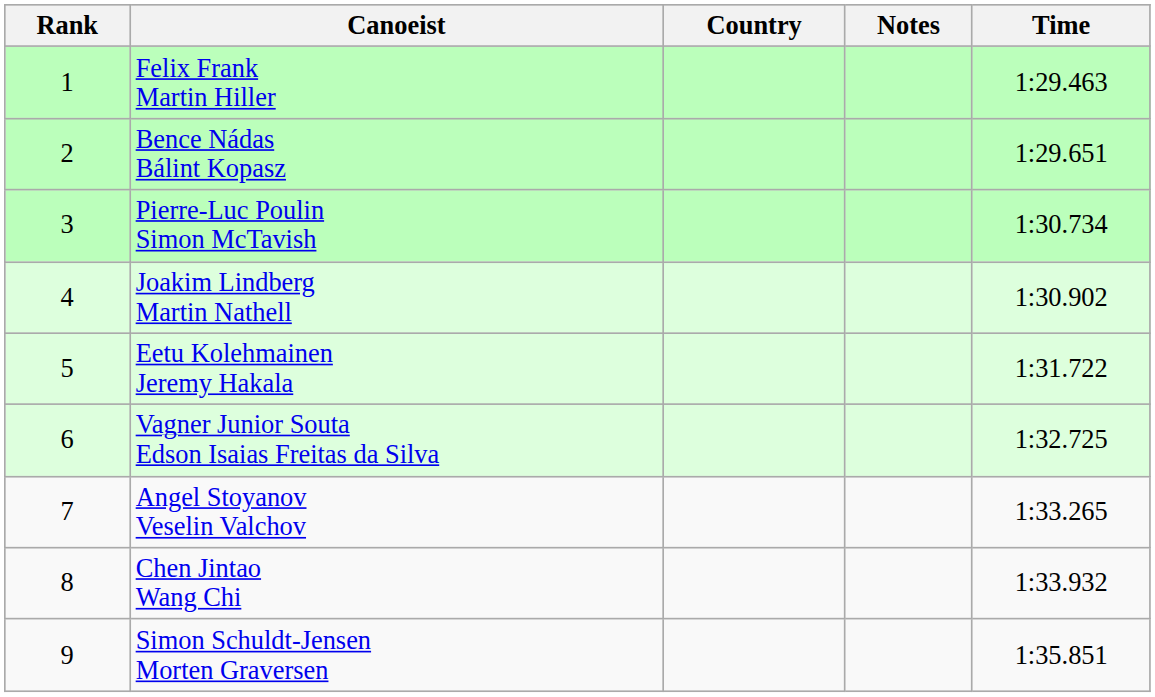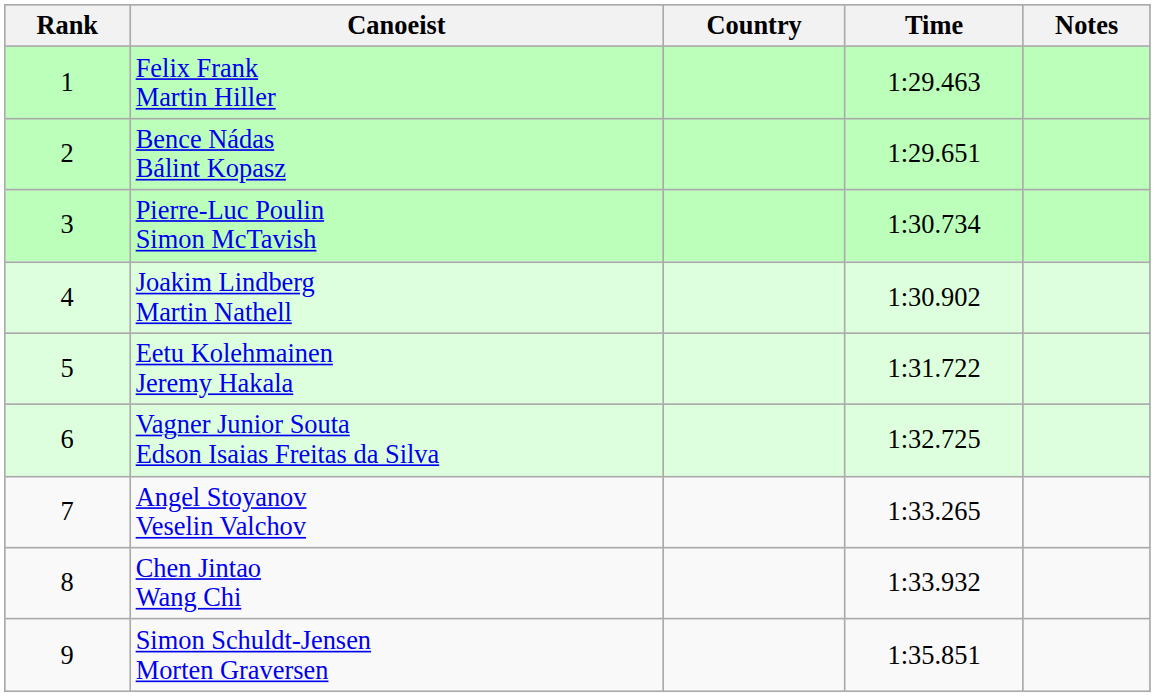columns swapped: (1061, 25) <-> (909, 25)
